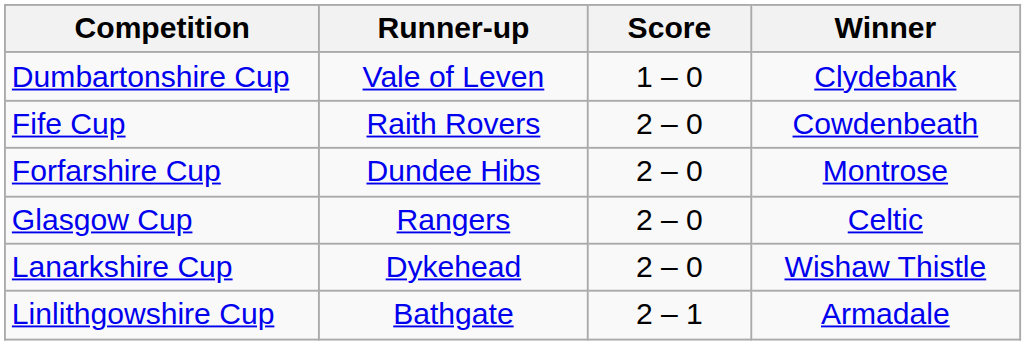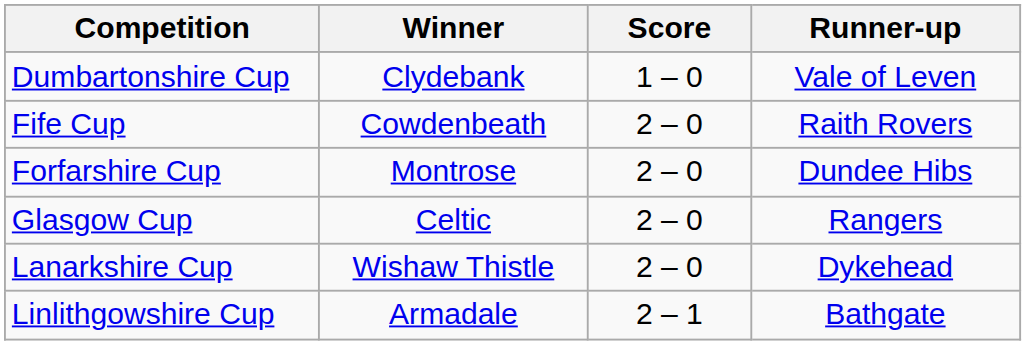columns swapped: (885, 28) <-> (453, 28)
